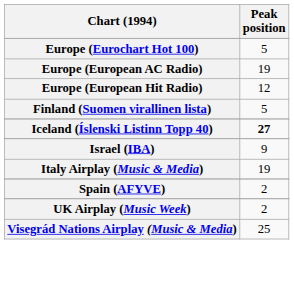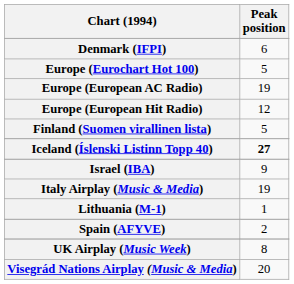+ row: (122, 48)
+ row: (122, 209)
(264, 209) 2 -> (264, 249) 8
(264, 229) 25 -> (264, 269) 20
